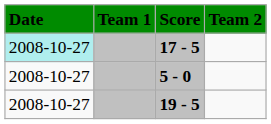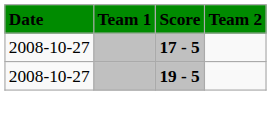(49, 47) paleturquoise background -> (49, 47) no background
- row: (175, 75)
